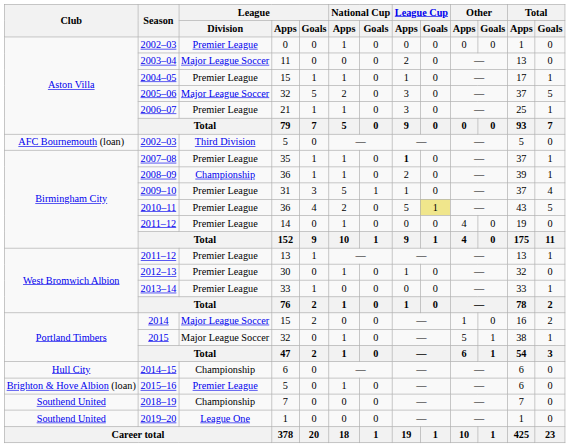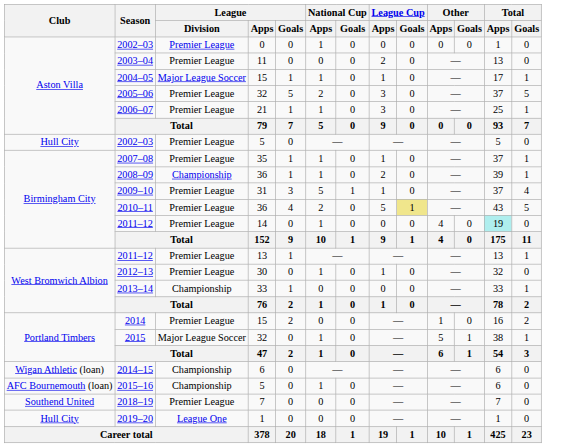(225, 61) Major League Soccer -> (202, 61) Premier League
(225, 77) Premier League -> (202, 77) Major League Soccer
(225, 93) Major League Soccer -> (202, 93) Premier League
(71, 142) AFC Bournemouth (loan) -> (60, 142) Hull City
(225, 142) Third Division -> (202, 142) Premier League
(406, 158) bold -> (383, 158) normal
(521, 223) no background -> (498, 223) paleturquoise background
(225, 288) Premier League -> (202, 288) Championship
(225, 321) Major League Soccer -> (202, 321) Premier League
(71, 369) Hull City -> (60, 369) Wigan Athletic (loan)
(71, 386) Brighton & Hove Albion (loan) -> (60, 386) AFC Bournemouth (loan)
(225, 386) Premier League -> (202, 386) Championship
(225, 402) Championship -> (202, 402) Premier League
(71, 418) Southend United -> (60, 418) Hull City
